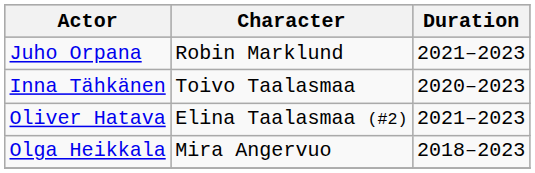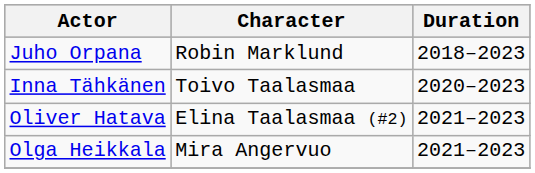(471, 54) 2021–2023 -> (471, 54) 2018–2023
(471, 152) 2018–2023 -> (471, 152) 2021–2023
